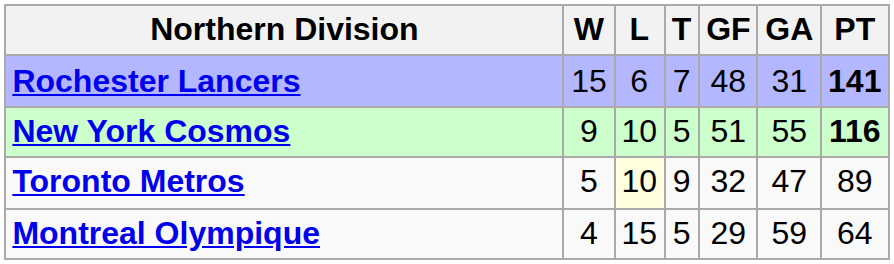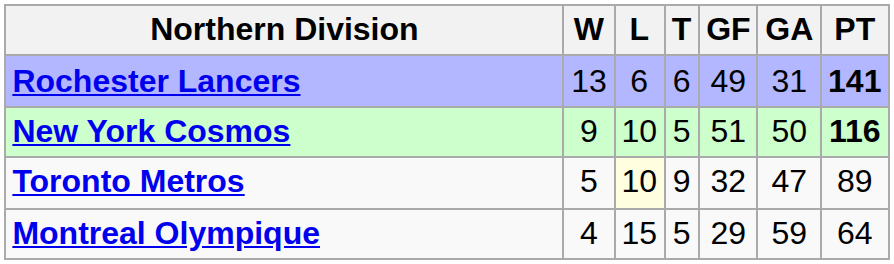(589, 80) 15 -> (589, 80) 13
(682, 80) 7 -> (682, 80) 6
(728, 80) 48 -> (728, 80) 49
(789, 131) 55 -> (789, 131) 50
